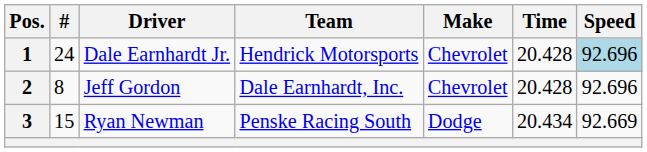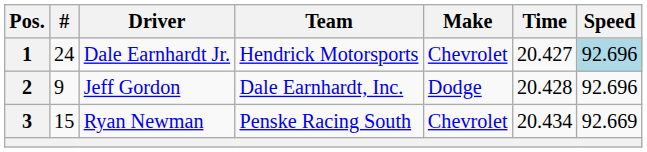(545, 54) 20.428 -> (545, 54) 20.427
(59, 88) 8 -> (59, 88) 9
(468, 88) Chevrolet -> (455, 88) Dodge
(455, 121) Dodge -> (468, 121) Chevrolet
